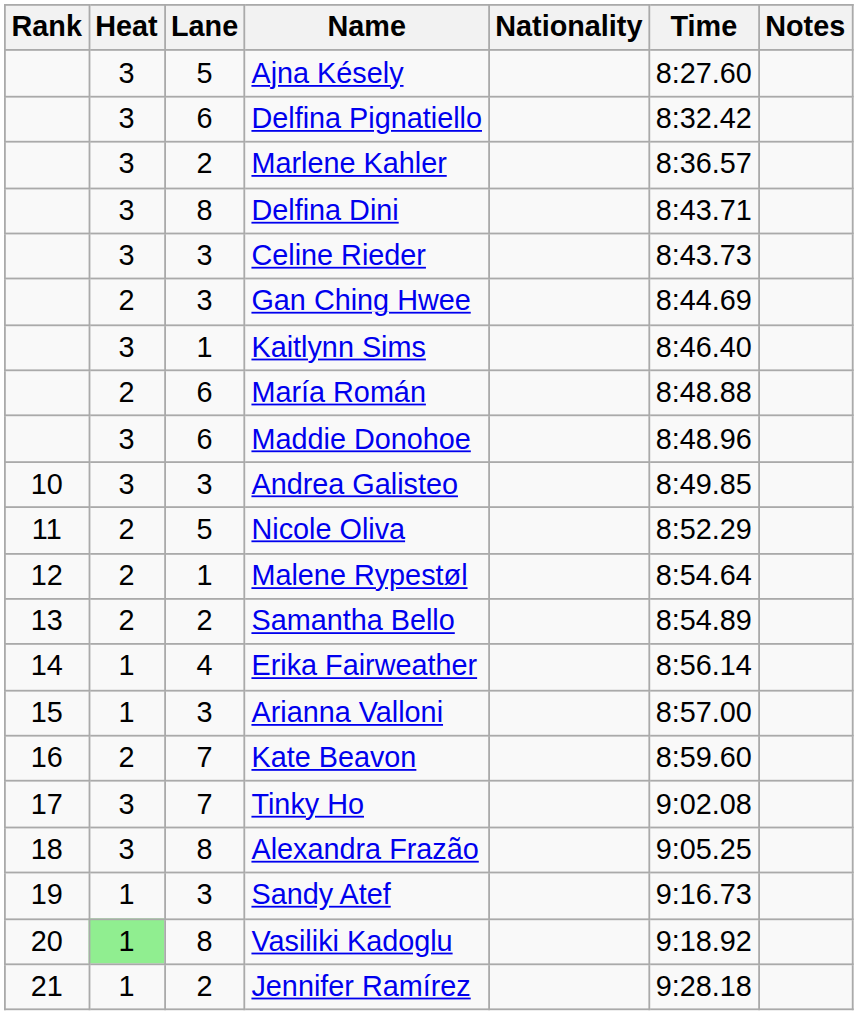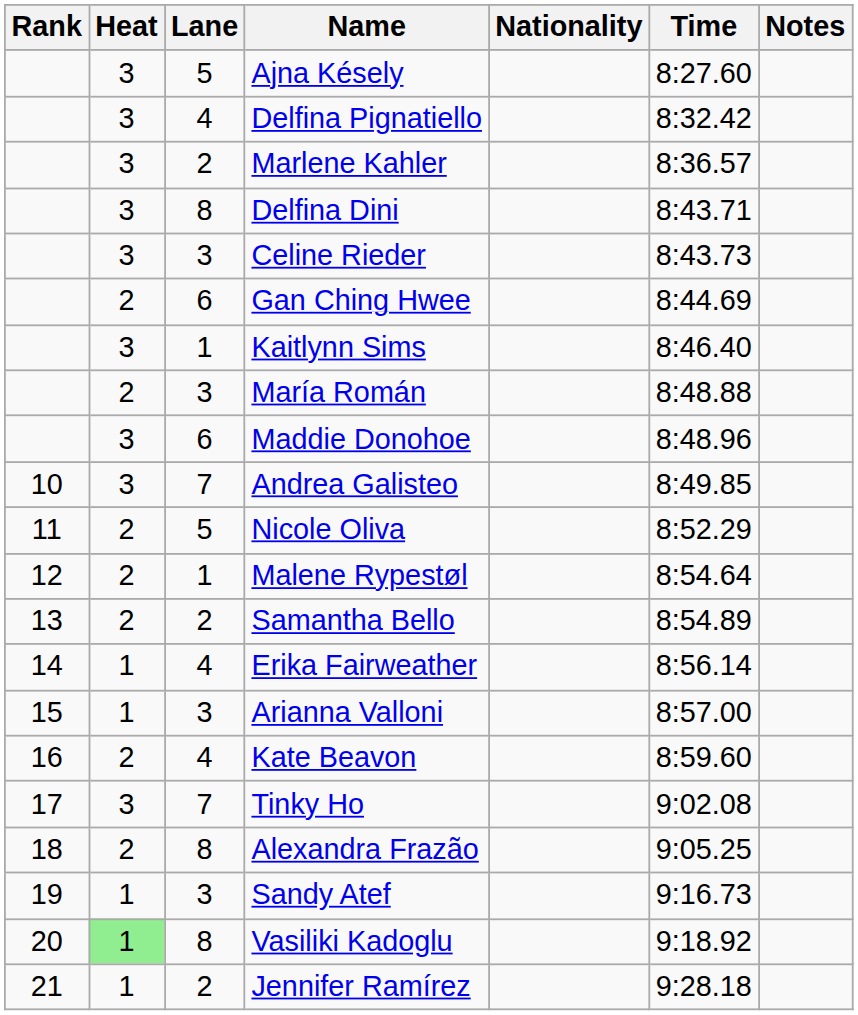(205, 118) 6 -> (205, 118) 4
(205, 301) 3 -> (205, 301) 6
(205, 392) 6 -> (205, 392) 3
(205, 484) 3 -> (205, 484) 7
(205, 758) 7 -> (205, 758) 4
(126, 849) 3 -> (126, 849) 2
